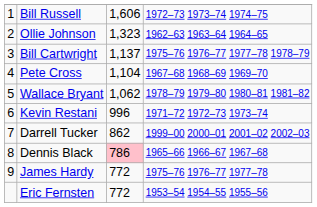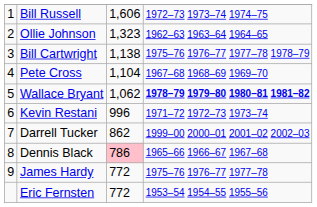(125, 53) 1,137 -> (125, 53) 1,138
(228, 93) normal -> (228, 93) bold
